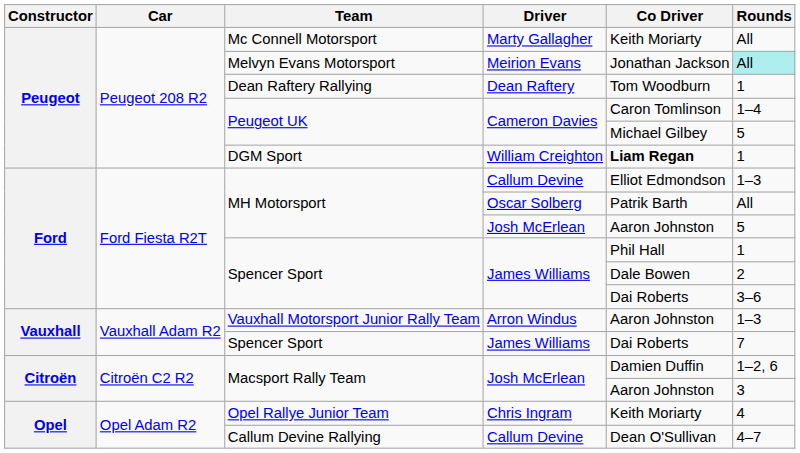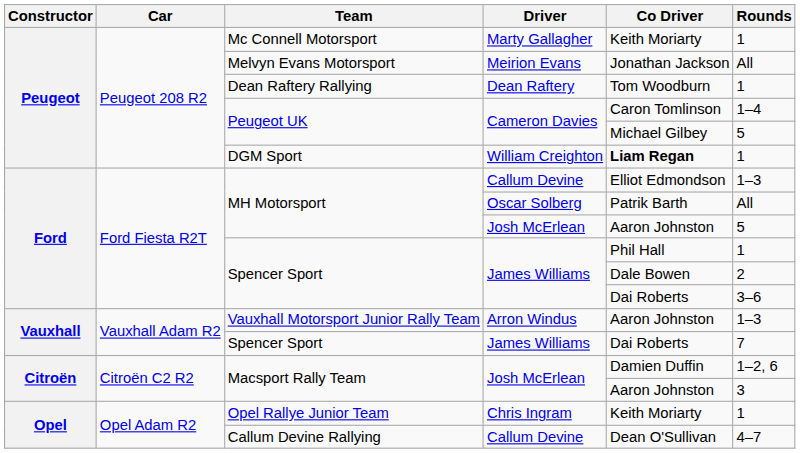(745, 39) All -> (741, 39) 1
(745, 63) paleturquoise background -> (745, 63) no background
(741, 413) 4 -> (741, 413) 1
